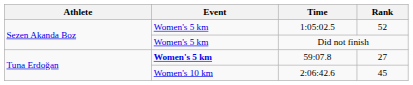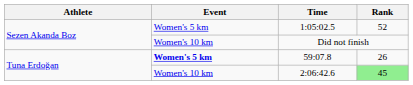(181, 42) Women's 5 km -> (183, 42) Women's 10 km
(382, 58) 27 -> (382, 58) 26
(382, 73) no background -> (382, 73) lightgreen background
